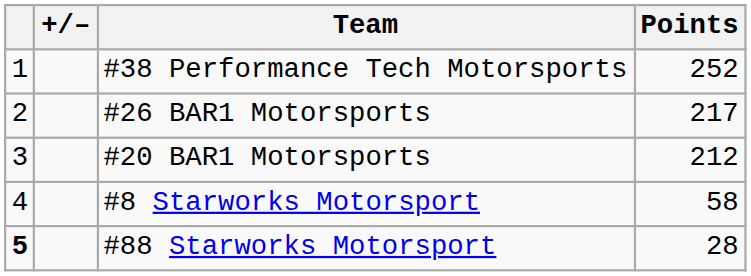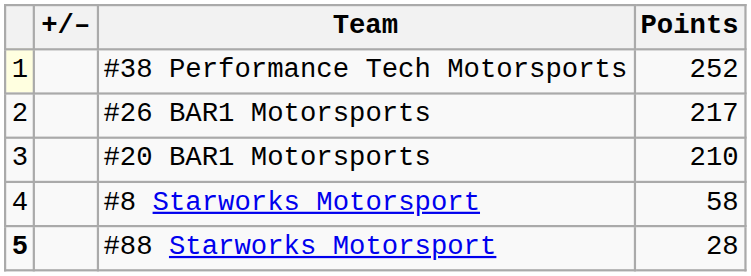(20, 72) no background -> (20, 72) lightyellow background
(714, 160) 212 -> (714, 160) 210
